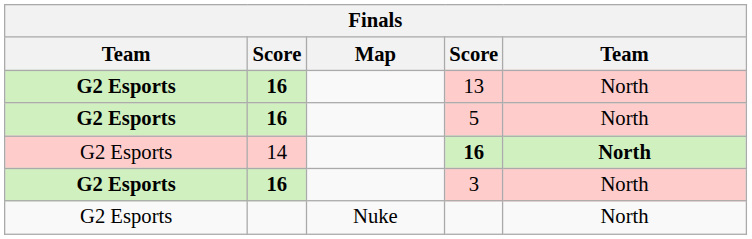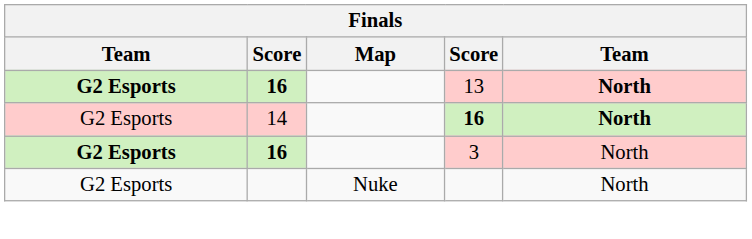(625, 86) normal -> (625, 86) bold
- row: (474, 119)
